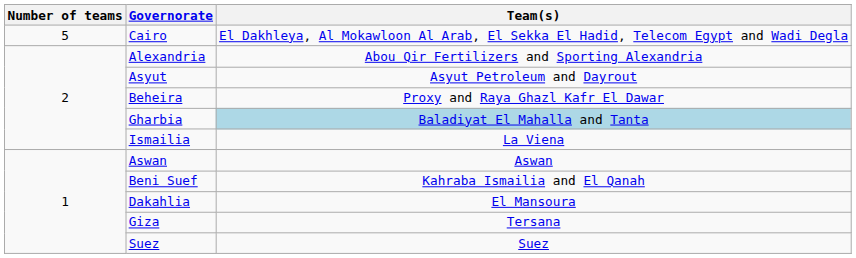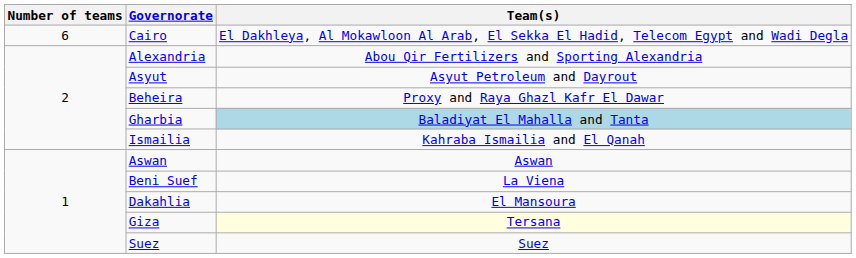(65, 36) 5 -> (65, 36) 6
(534, 139) La Viena -> (534, 139) Kahraba Ismailia and El Qanah
(534, 181) Kahraba Ismailia and El Qanah -> (534, 181) La Viena
(534, 223) no background -> (534, 223) lightyellow background
